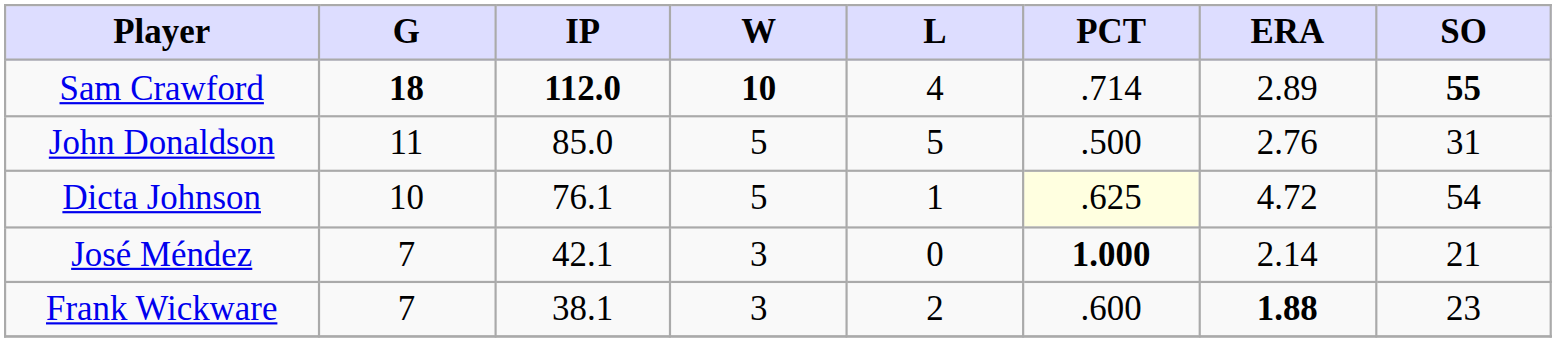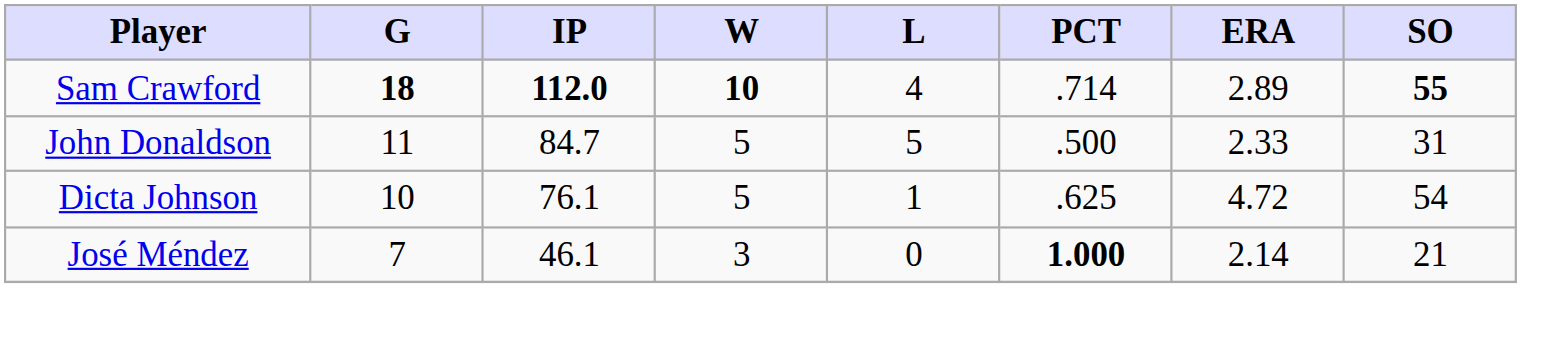(583, 142) 85.0 -> (570, 142) 84.7
(1287, 142) 2.76 -> (1258, 142) 2.33
(1111, 198) lightyellow background -> (1086, 198) no background
(583, 253) 42.1 -> (570, 253) 46.1
- row: (162, 308)
